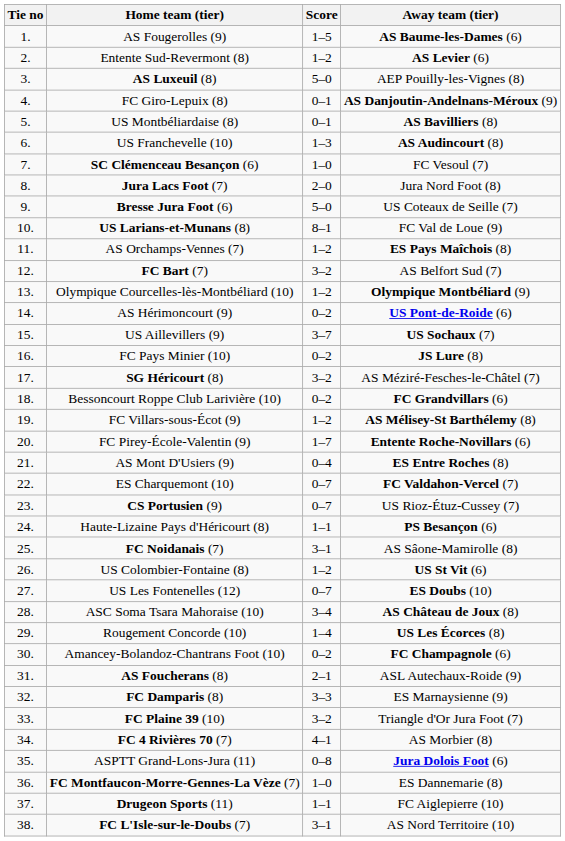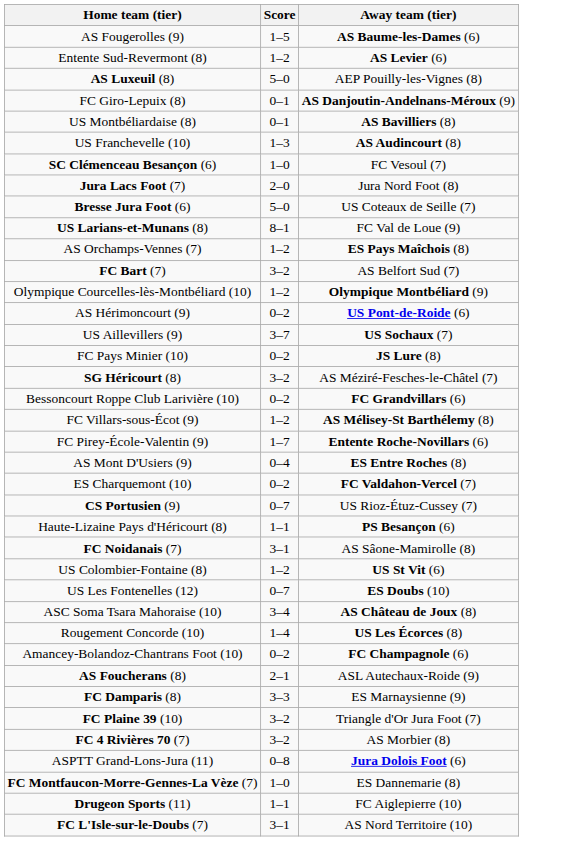- column: (26, 15)
(322, 484) 0–7 -> (280, 484) 0–2
(322, 739) 4–1 -> (280, 739) 3–2
